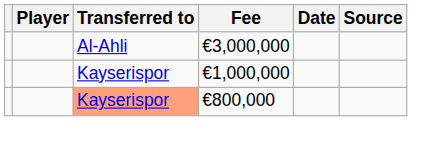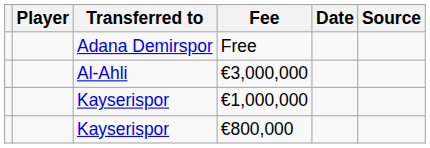+ row: (239, 45)
(123, 101) lightsalmon background -> (123, 128) no background
